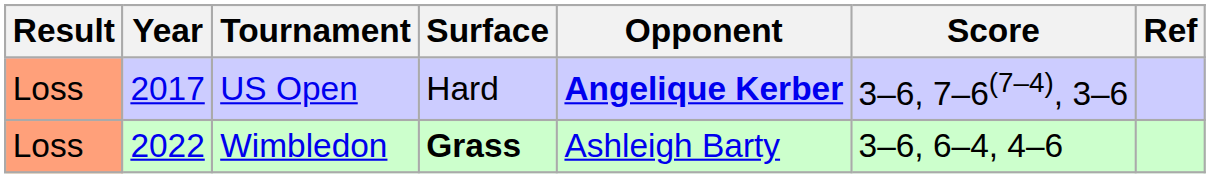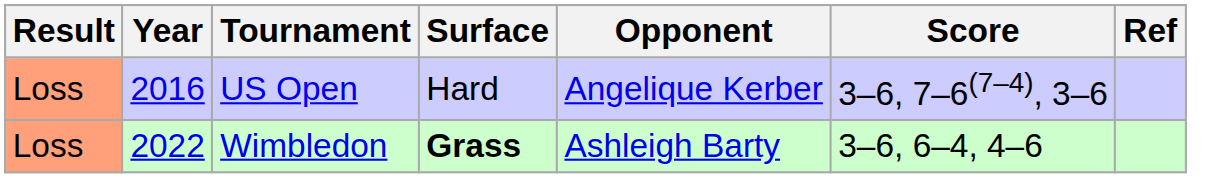(168, 88) 2017 -> (168, 88) 2016
(704, 88) bold -> (694, 88) normal
